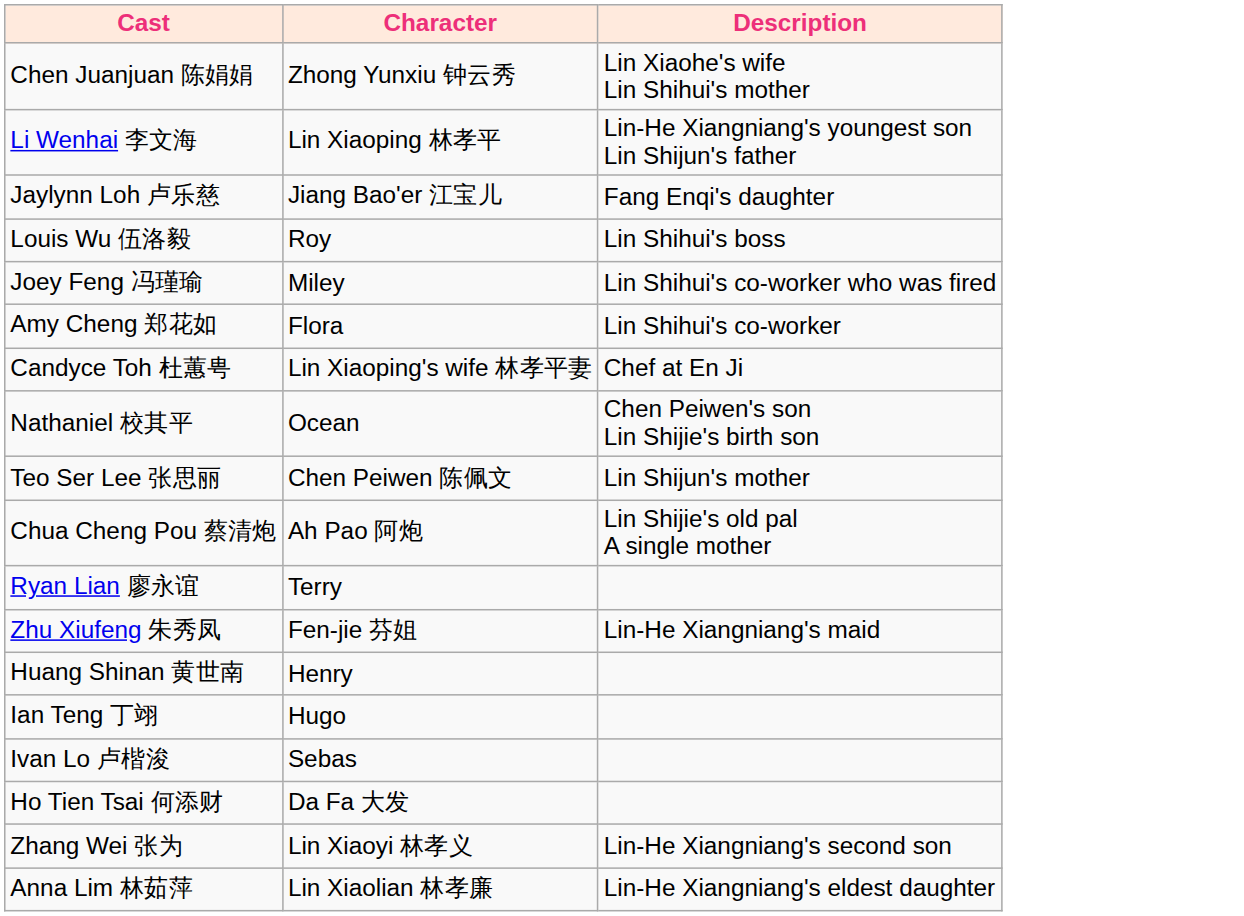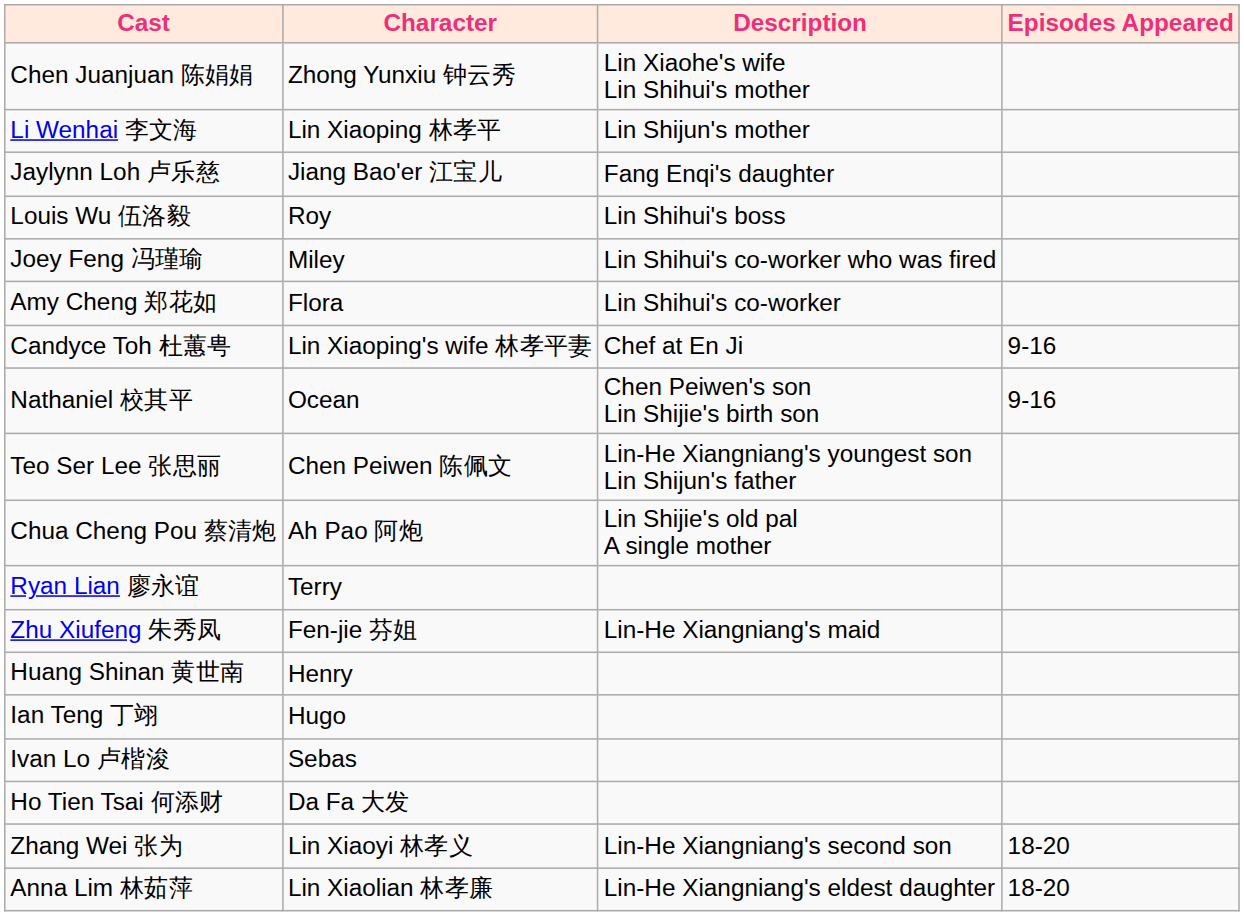+ column: (1121, 23)
(788, 141) Lin-He Xiangniang's youngest son Lin Shijun's father -> (707, 130) Lin Shijun's mother
(707, 478) Lin Shijun's mother -> (788, 466) Lin-He Xiangniang's youngest son Lin Shijun's father
